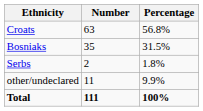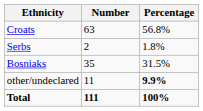rows swapped: (26, 47) <-> (19, 64)
(153, 81) normal -> (154, 81) bold
